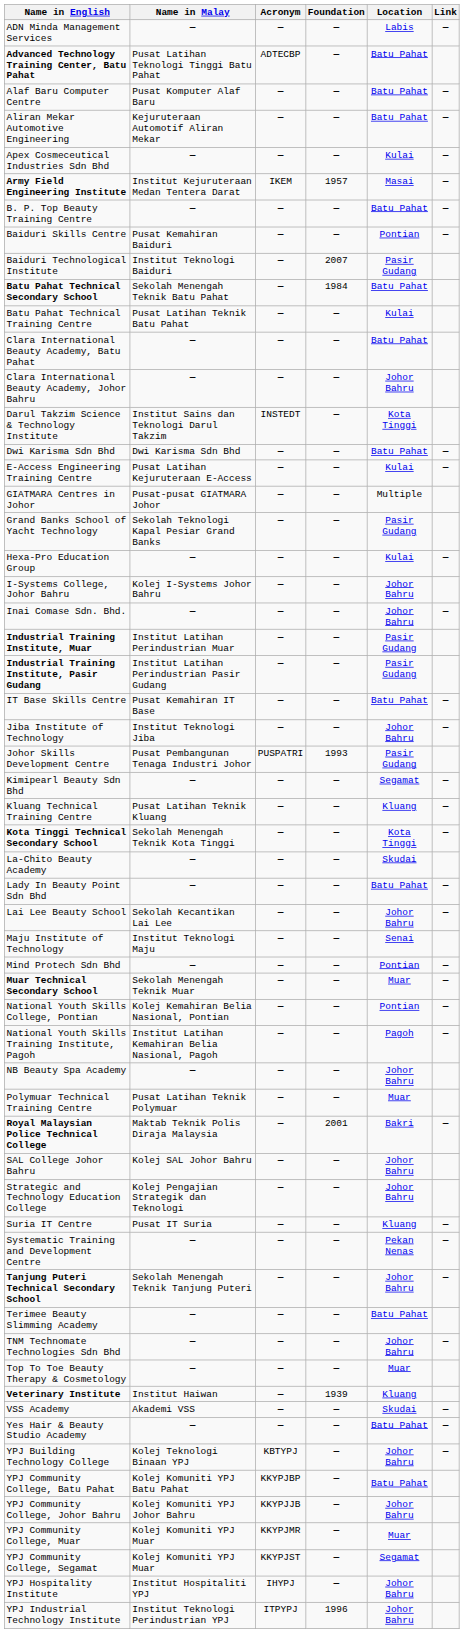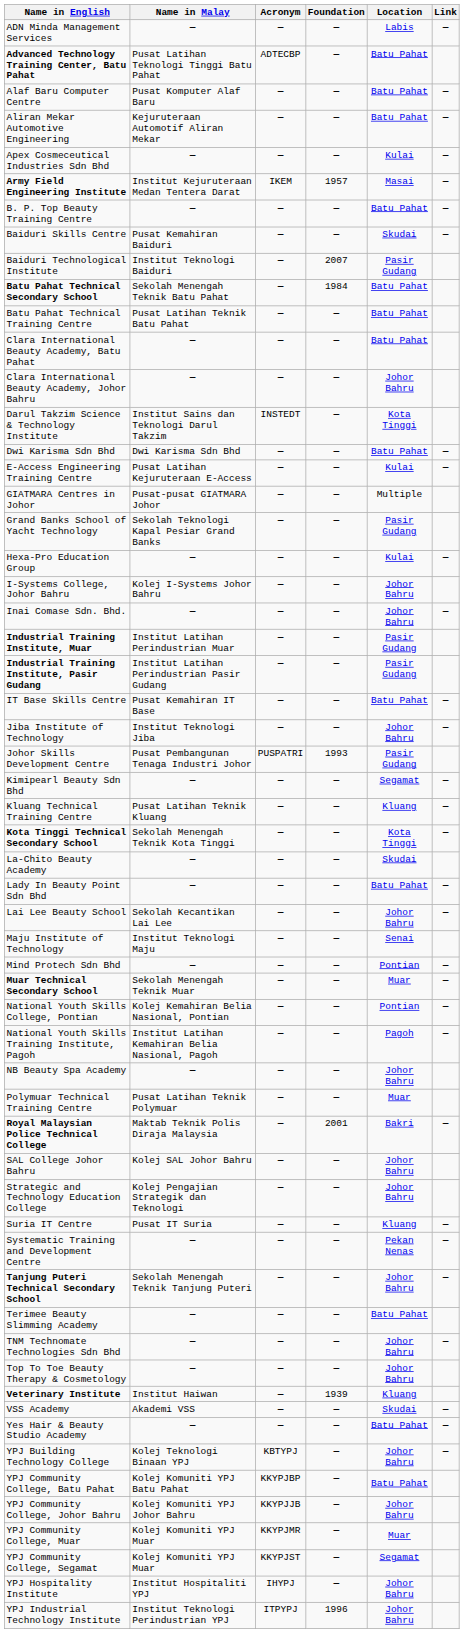(399, 234) Pontian -> (399, 234) Skudai
(399, 314) Kulai -> (399, 314) Batu Pahat
(399, 1368) Muar -> (399, 1373) Johor Bahru
